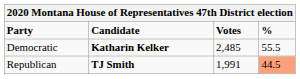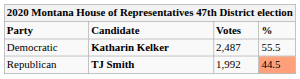(228, 47) 2,485 -> (228, 47) 2,487
(228, 64) 1,991 -> (228, 64) 1,992
